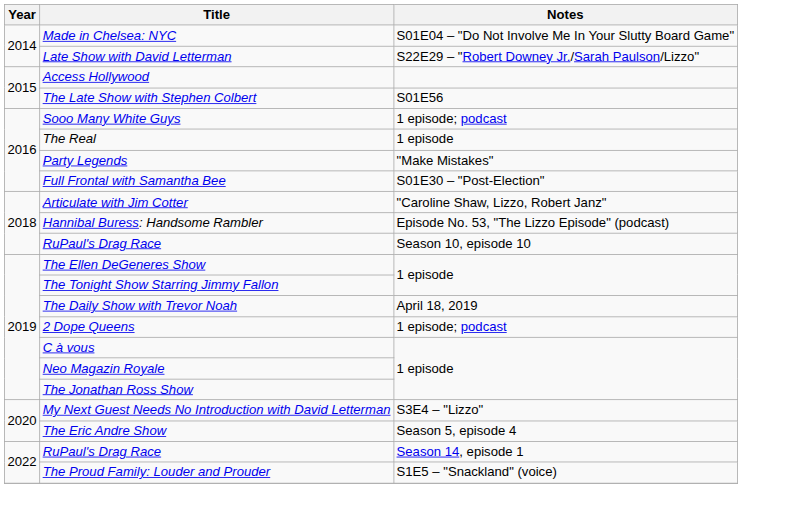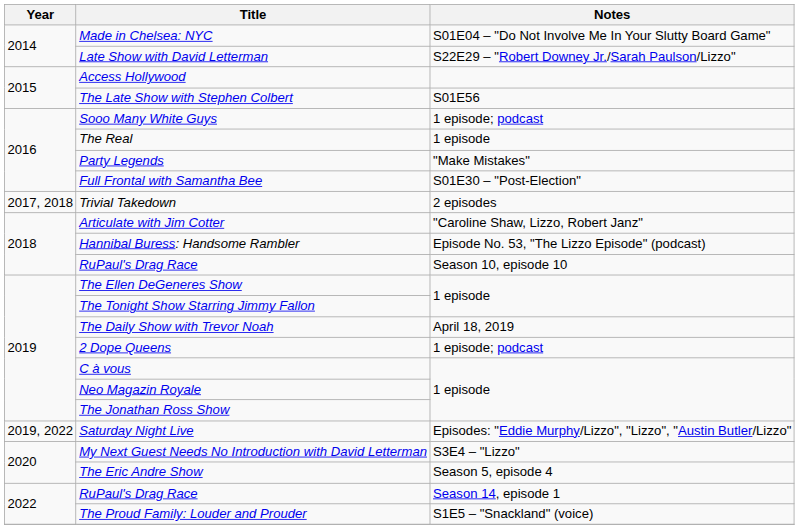+ row: (128, 202)
+ row: (136, 431)
